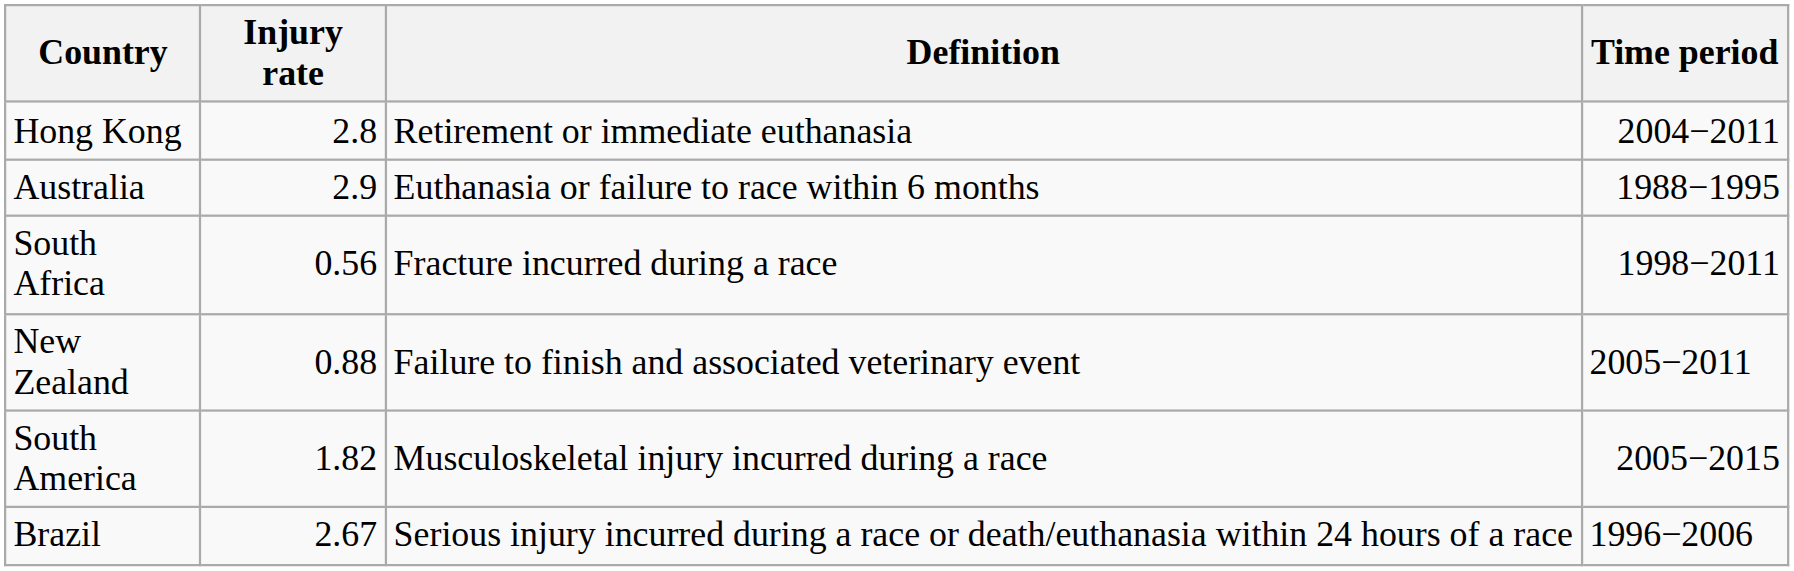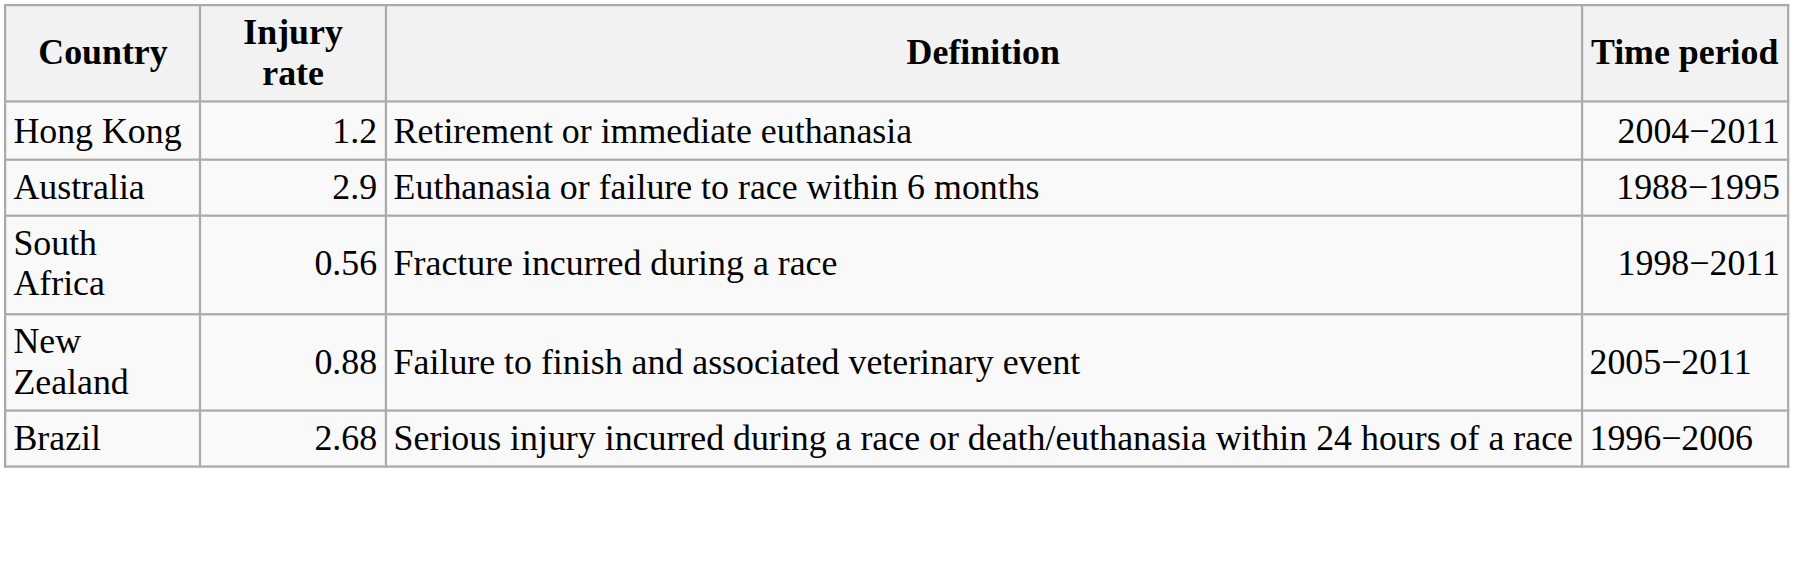(355, 130) 2.8 -> (355, 130) 1.2
- row: (75, 458)
(346, 535) 2.67 -> (346, 438) 2.68
